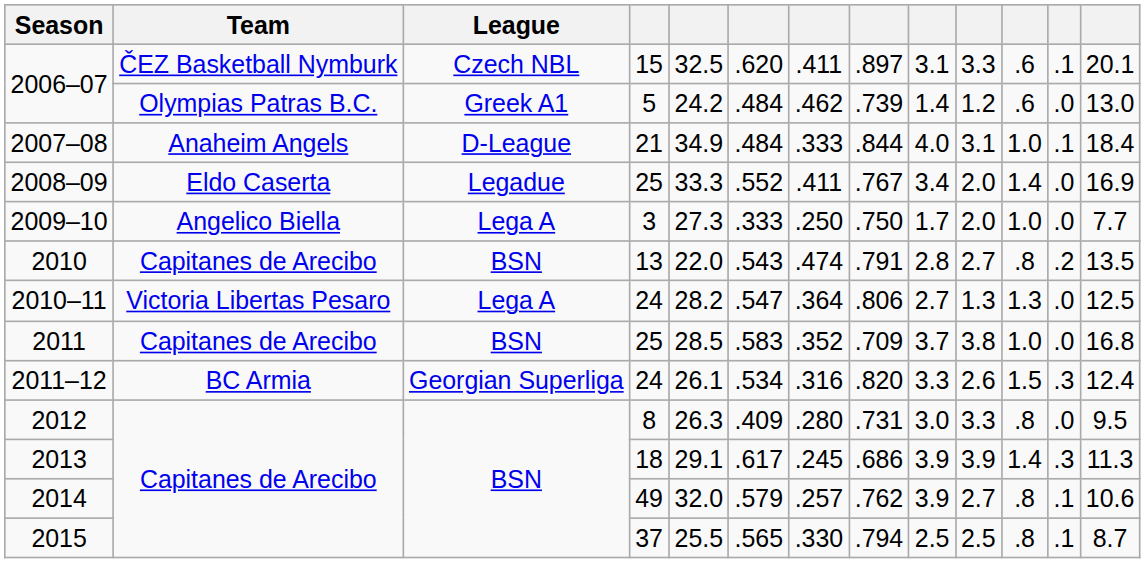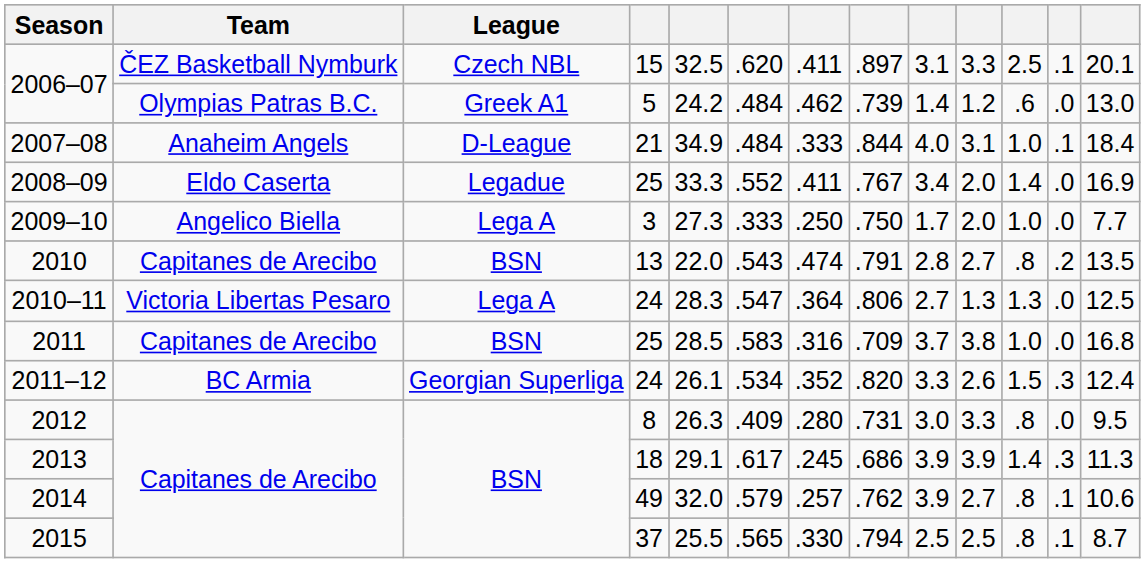(1025, 64) .6 -> (1025, 64) 2.5
(699, 301) 28.2 -> (699, 301) 28.3
(819, 340) .352 -> (819, 340) .316
(819, 380) .316 -> (819, 380) .352
